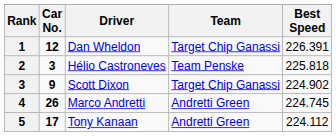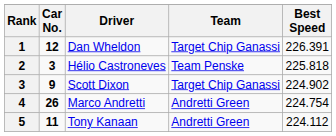(307, 104) 224.745 -> (307, 104) 224.754
(52, 123) 17 -> (52, 123) 11
